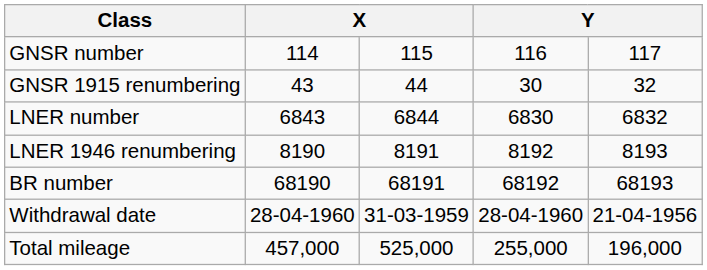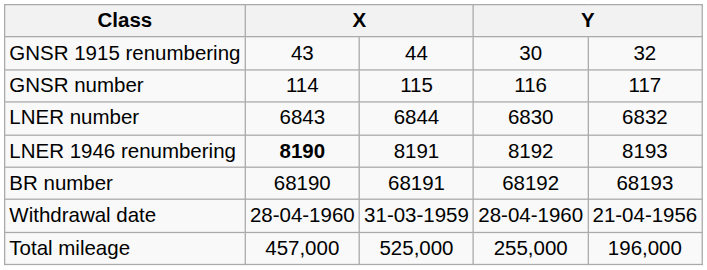rows swapped: (77, 53) <-> (125, 85)
(302, 150) normal -> (302, 150) bold
